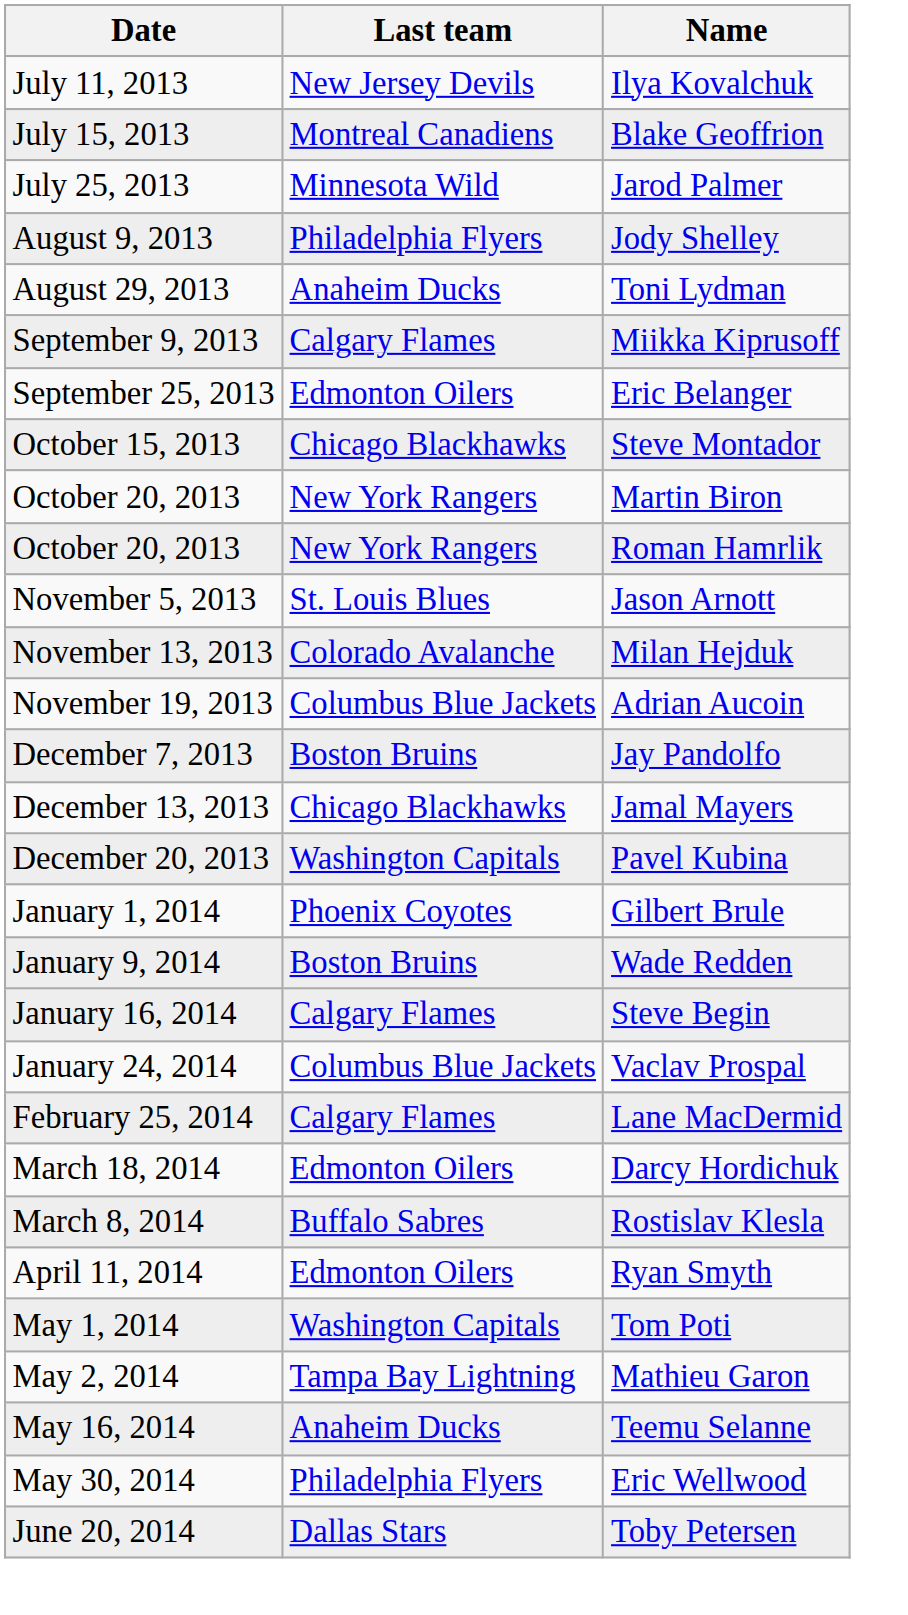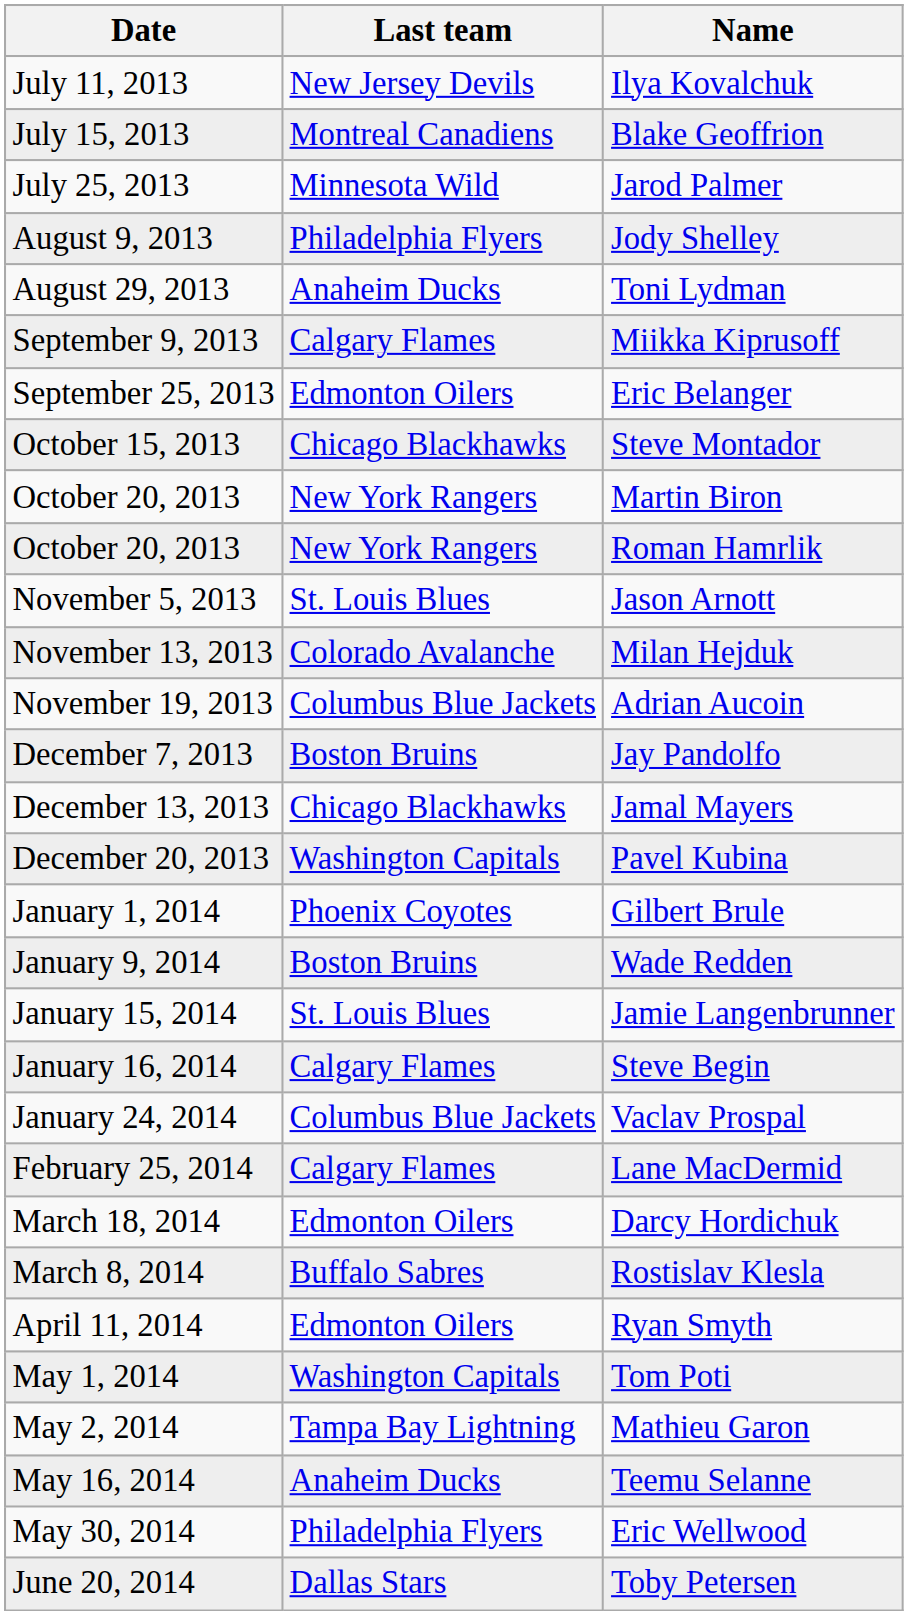+ row: (753, 1013)
